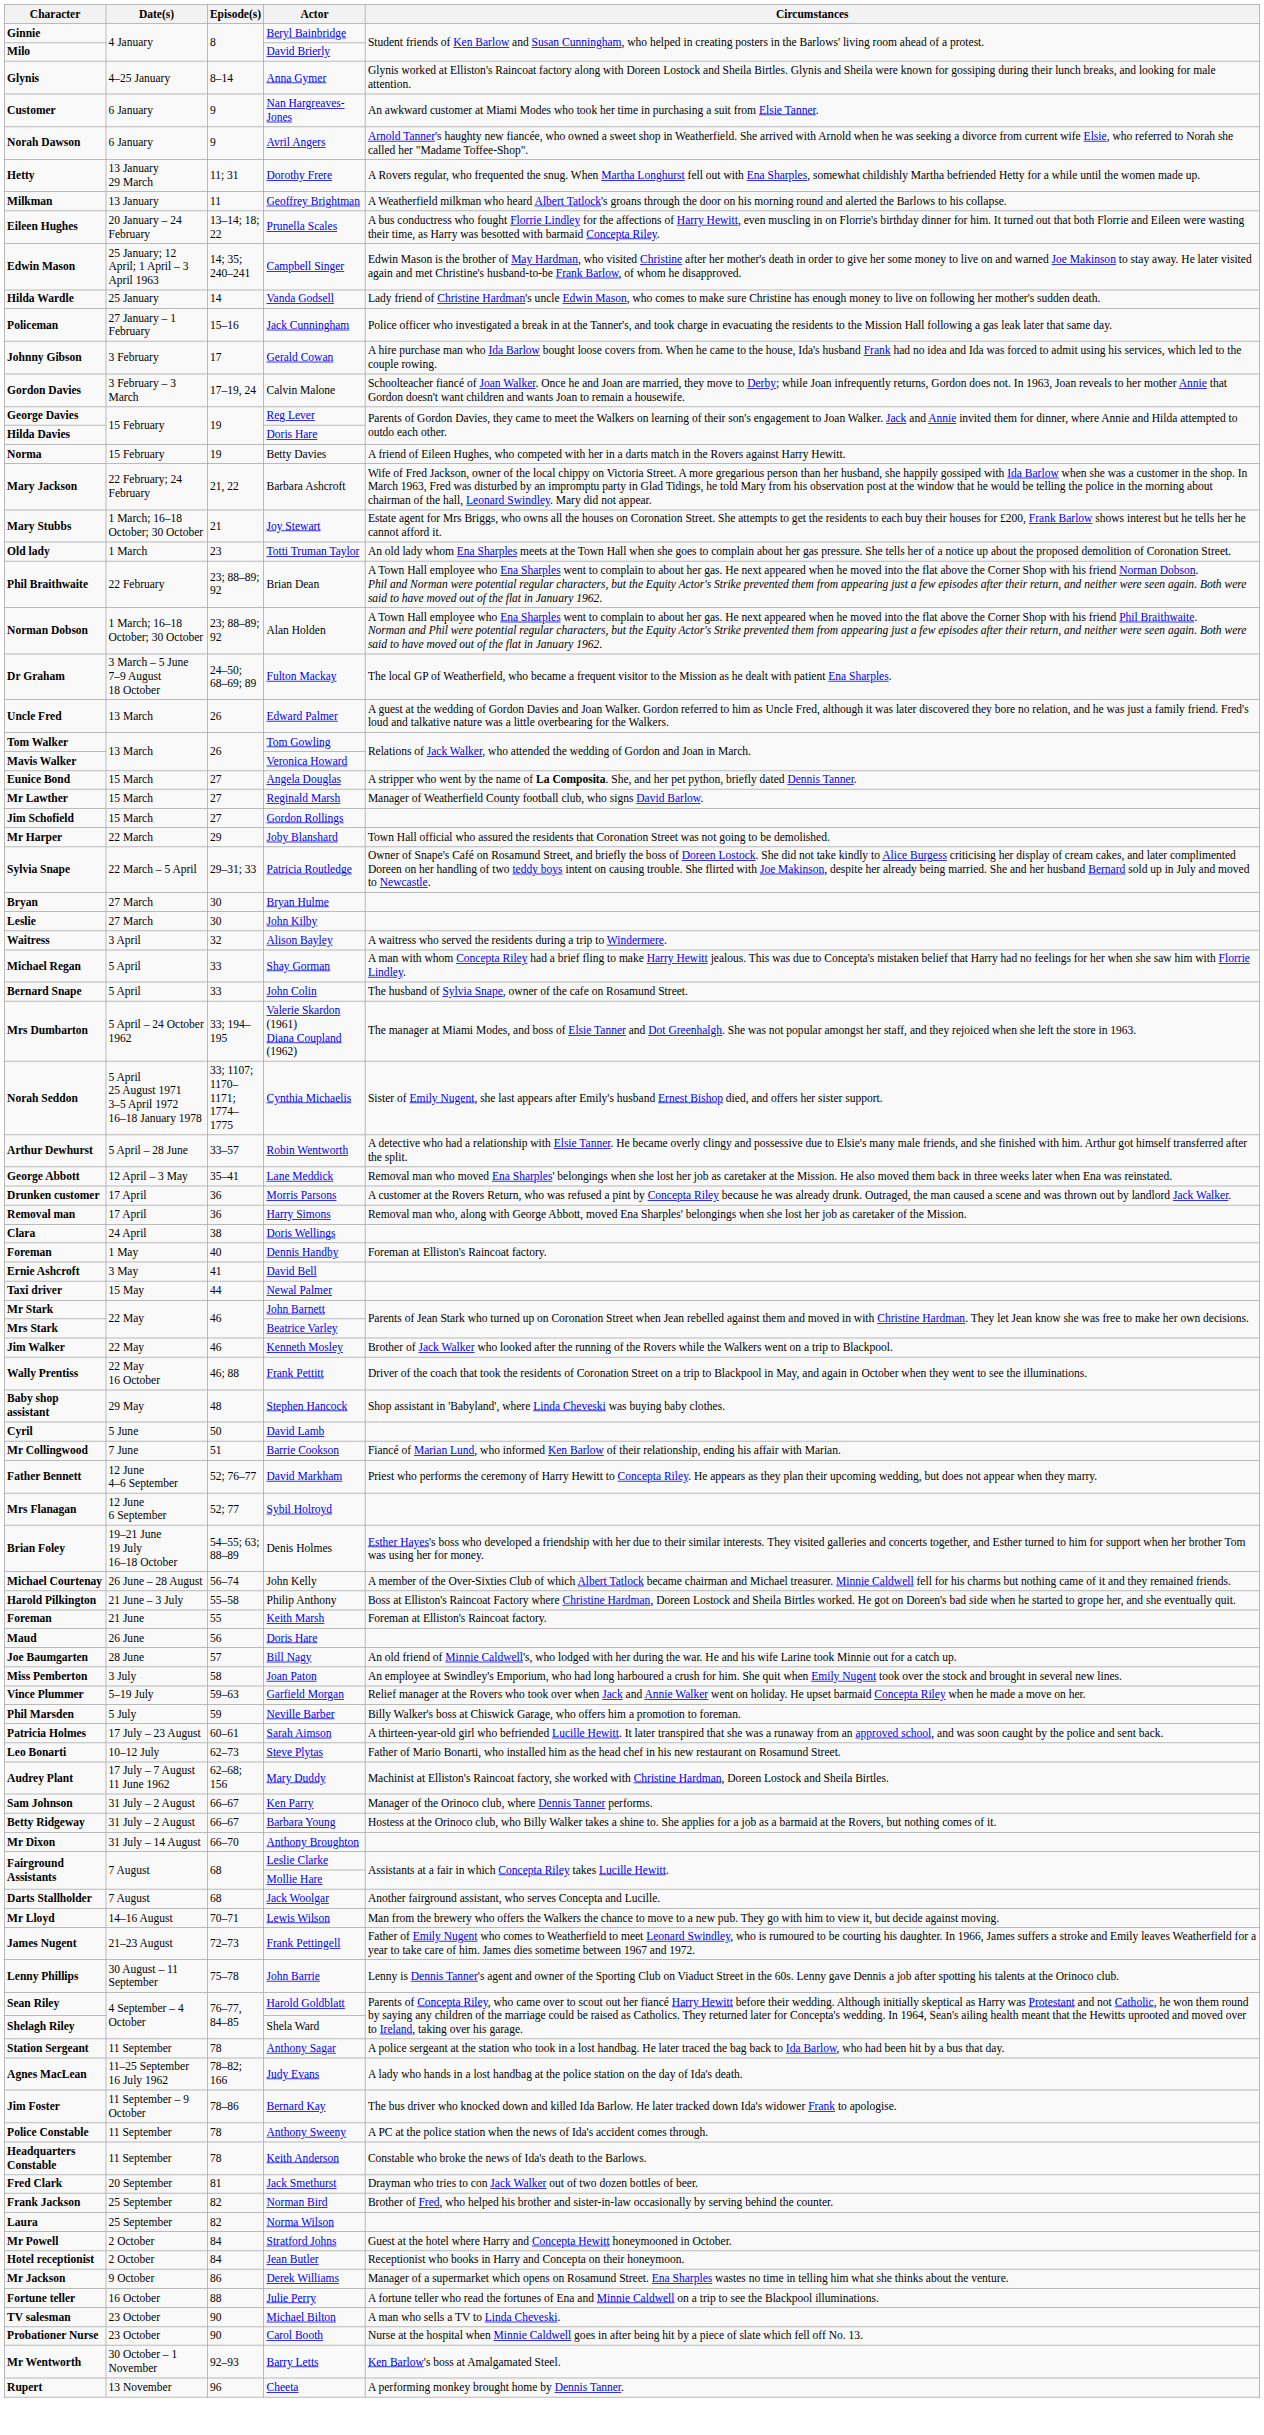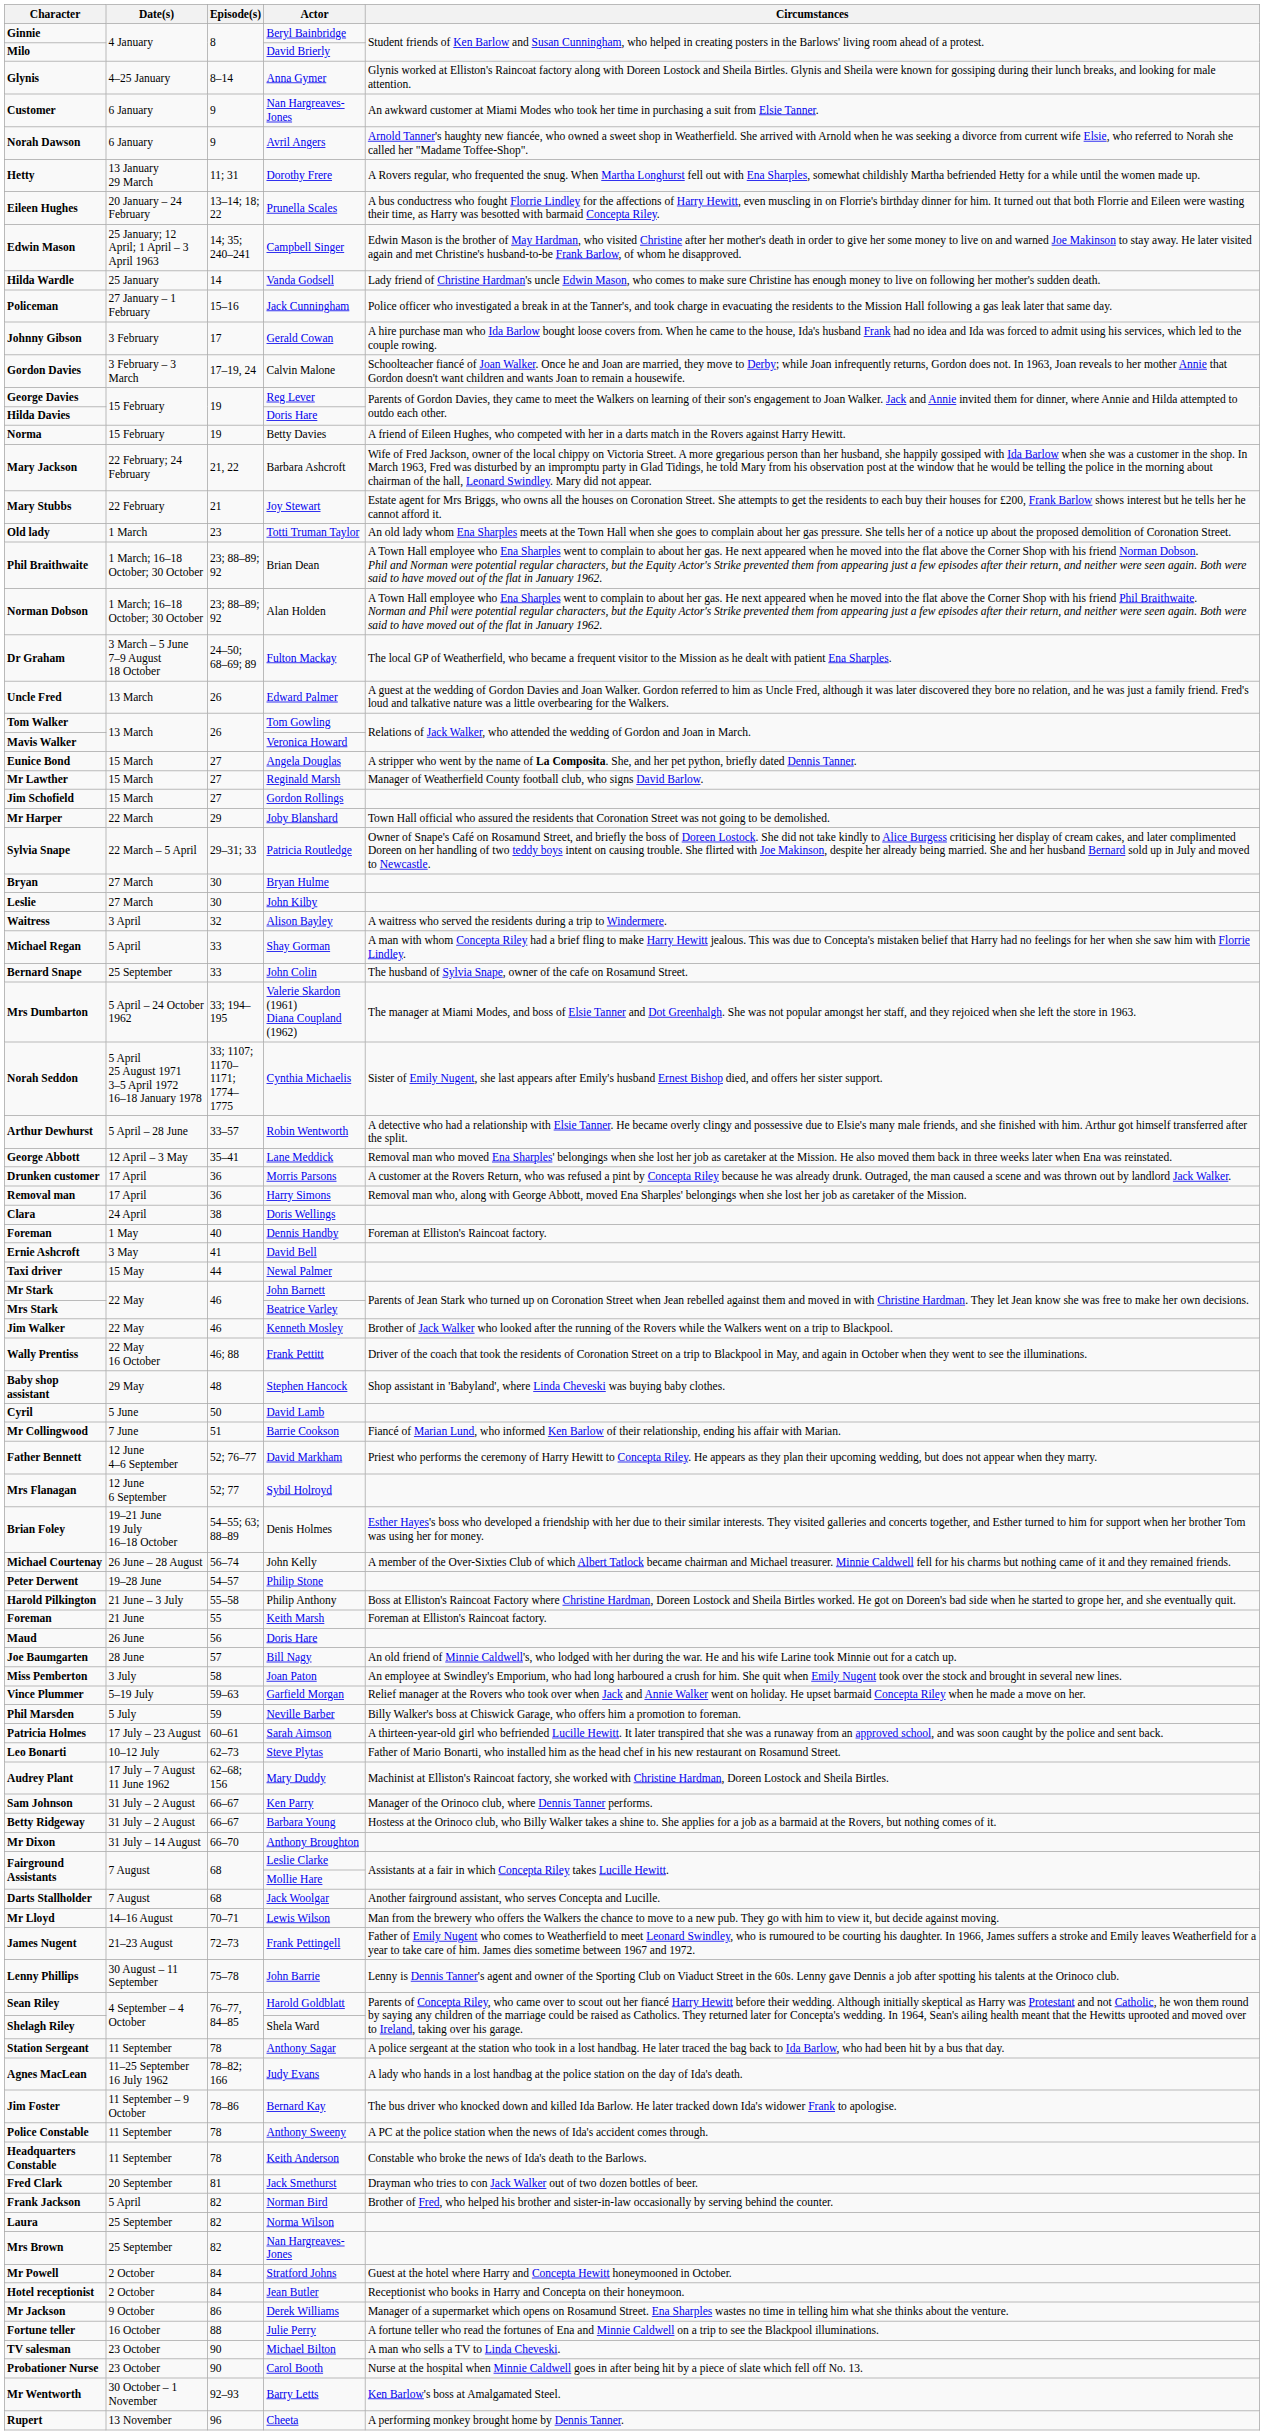- row: (30, 201)
(156, 526) 1 March; 16–18 October; 30 October -> (136, 507) 22 February
(136, 584) 22 February -> (156, 565) 1 March; 16–18 October; 30 October
(125, 992) 5 April -> (140, 973) 25 September
+ row: (43, 1581)
(140, 2203) 25 September -> (125, 2203) 5 April
+ row: (35, 2248)
